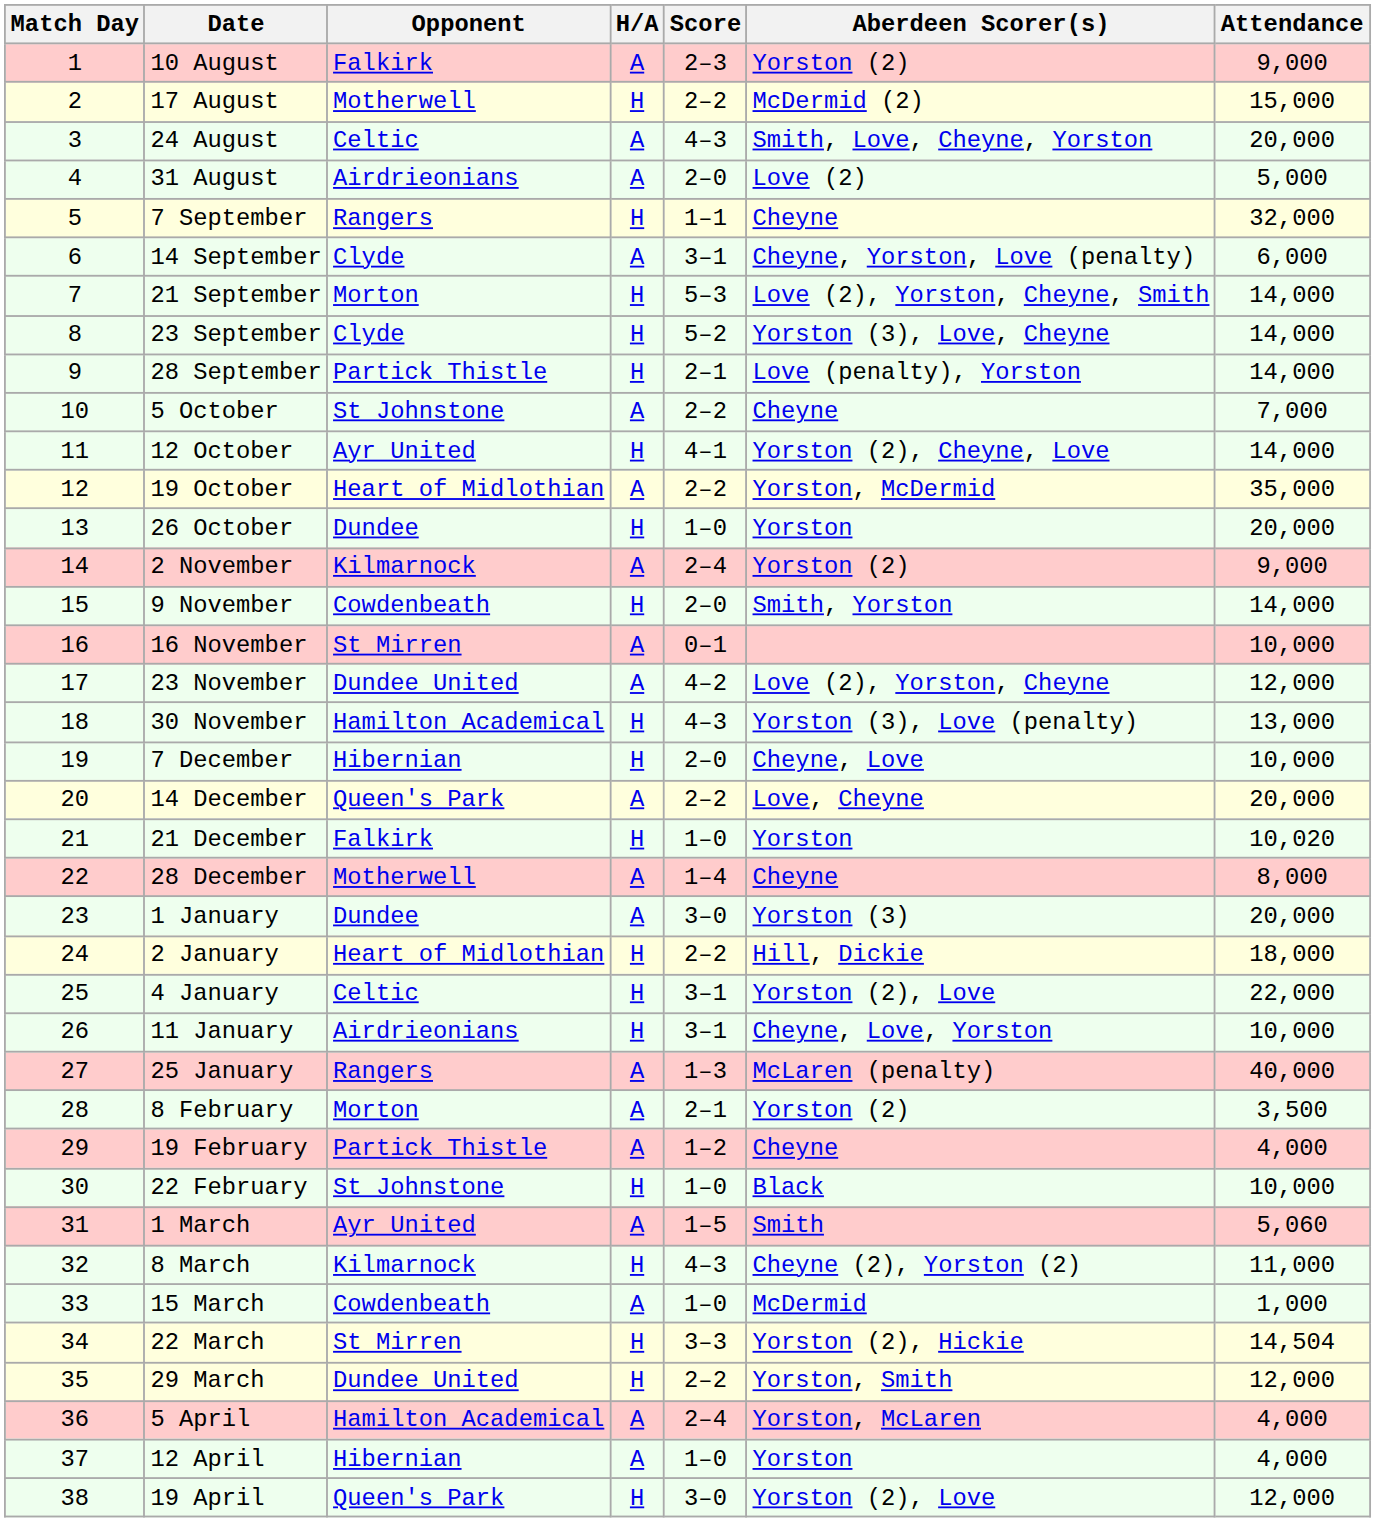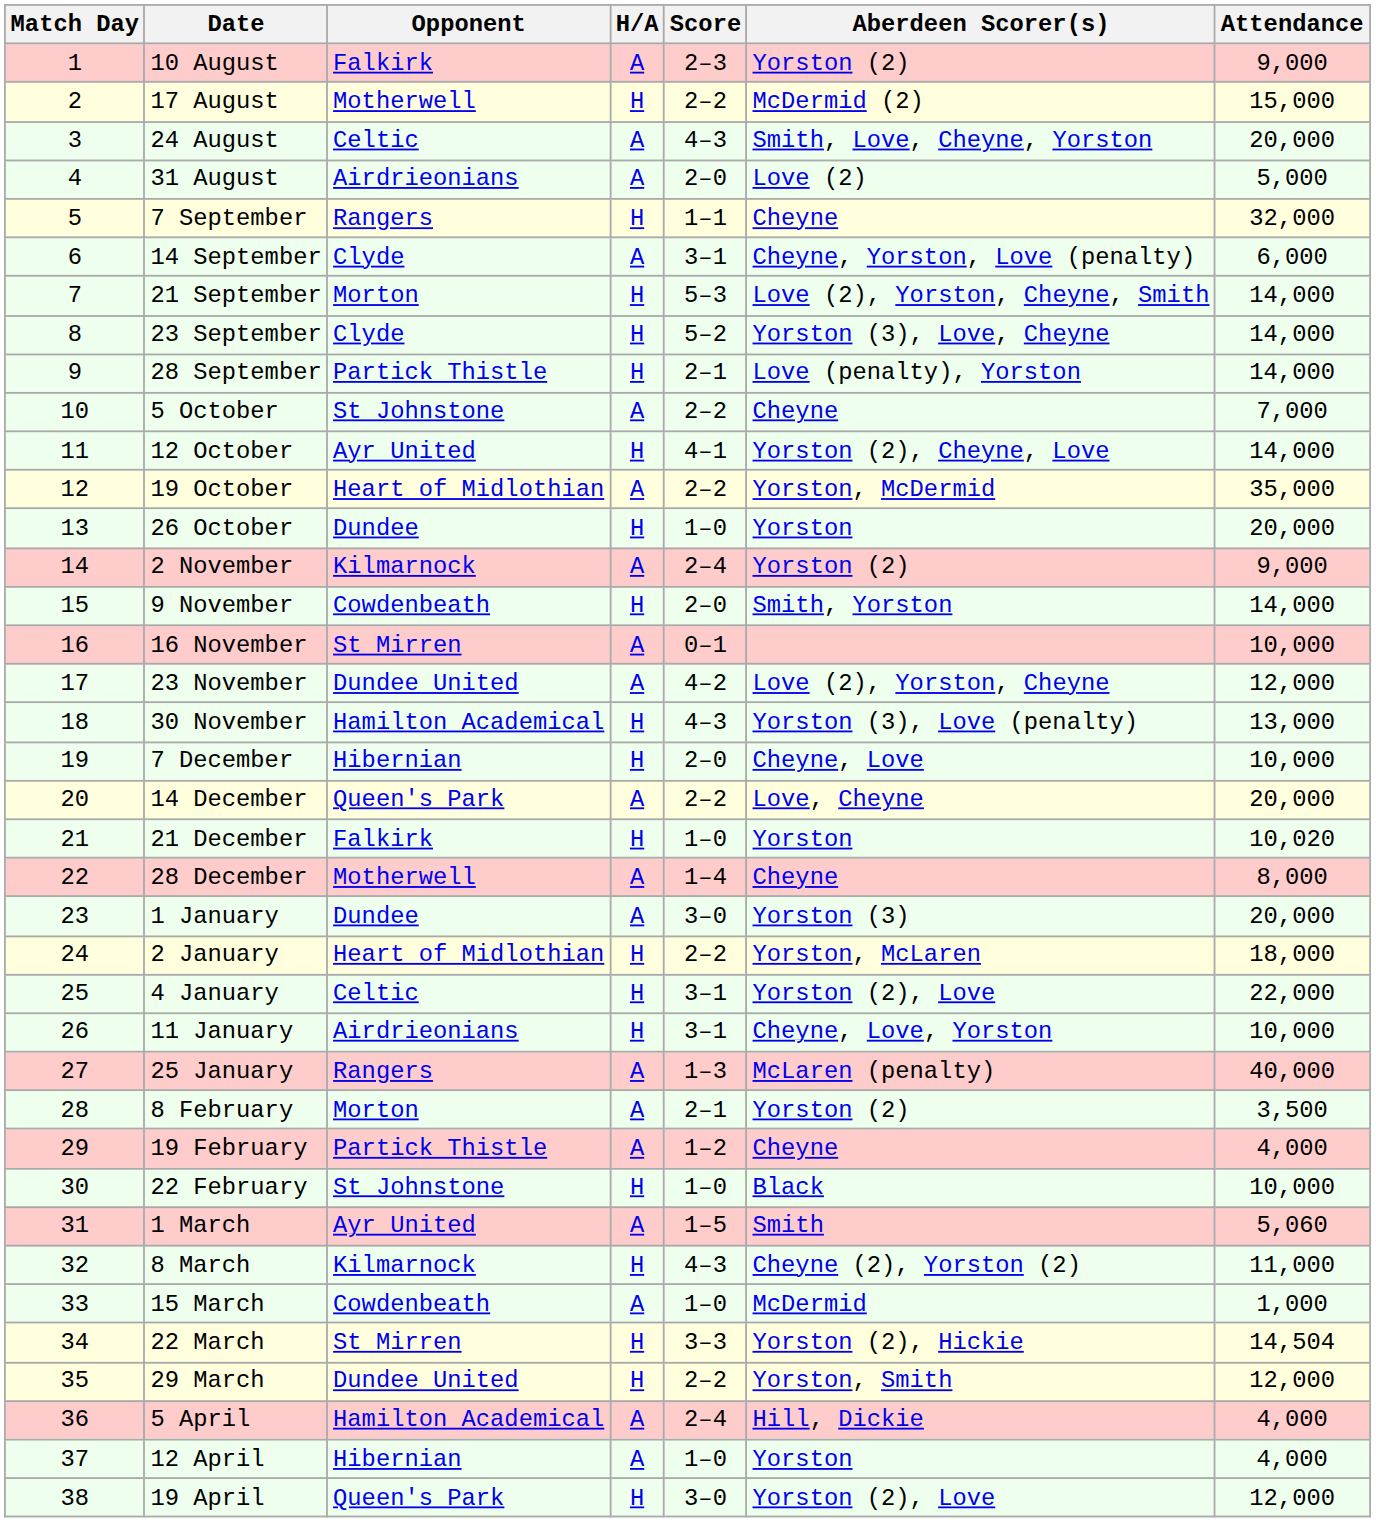(838, 955) Hill, Dickie -> (867, 955) Yorston, McLaren
(867, 1420) Yorston, McLaren -> (838, 1420) Hill, Dickie
